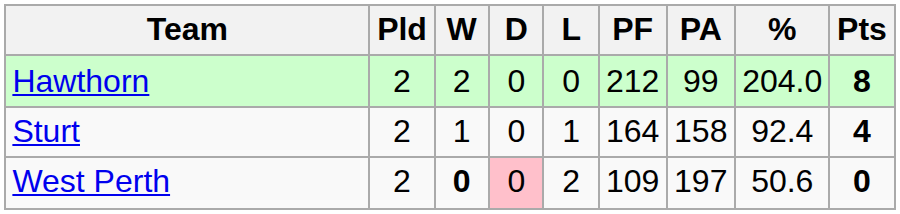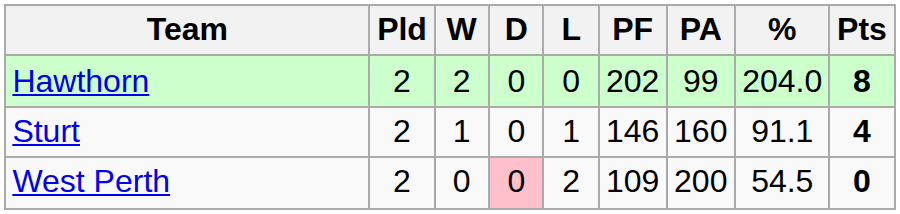(633, 80) 212 -> (633, 80) 202
(633, 131) 164 -> (633, 131) 146
(701, 131) 158 -> (701, 131) 160
(782, 131) 92.4 -> (782, 131) 91.1
(462, 182) bold -> (462, 182) normal
(701, 182) 197 -> (701, 182) 200
(782, 182) 50.6 -> (782, 182) 54.5
